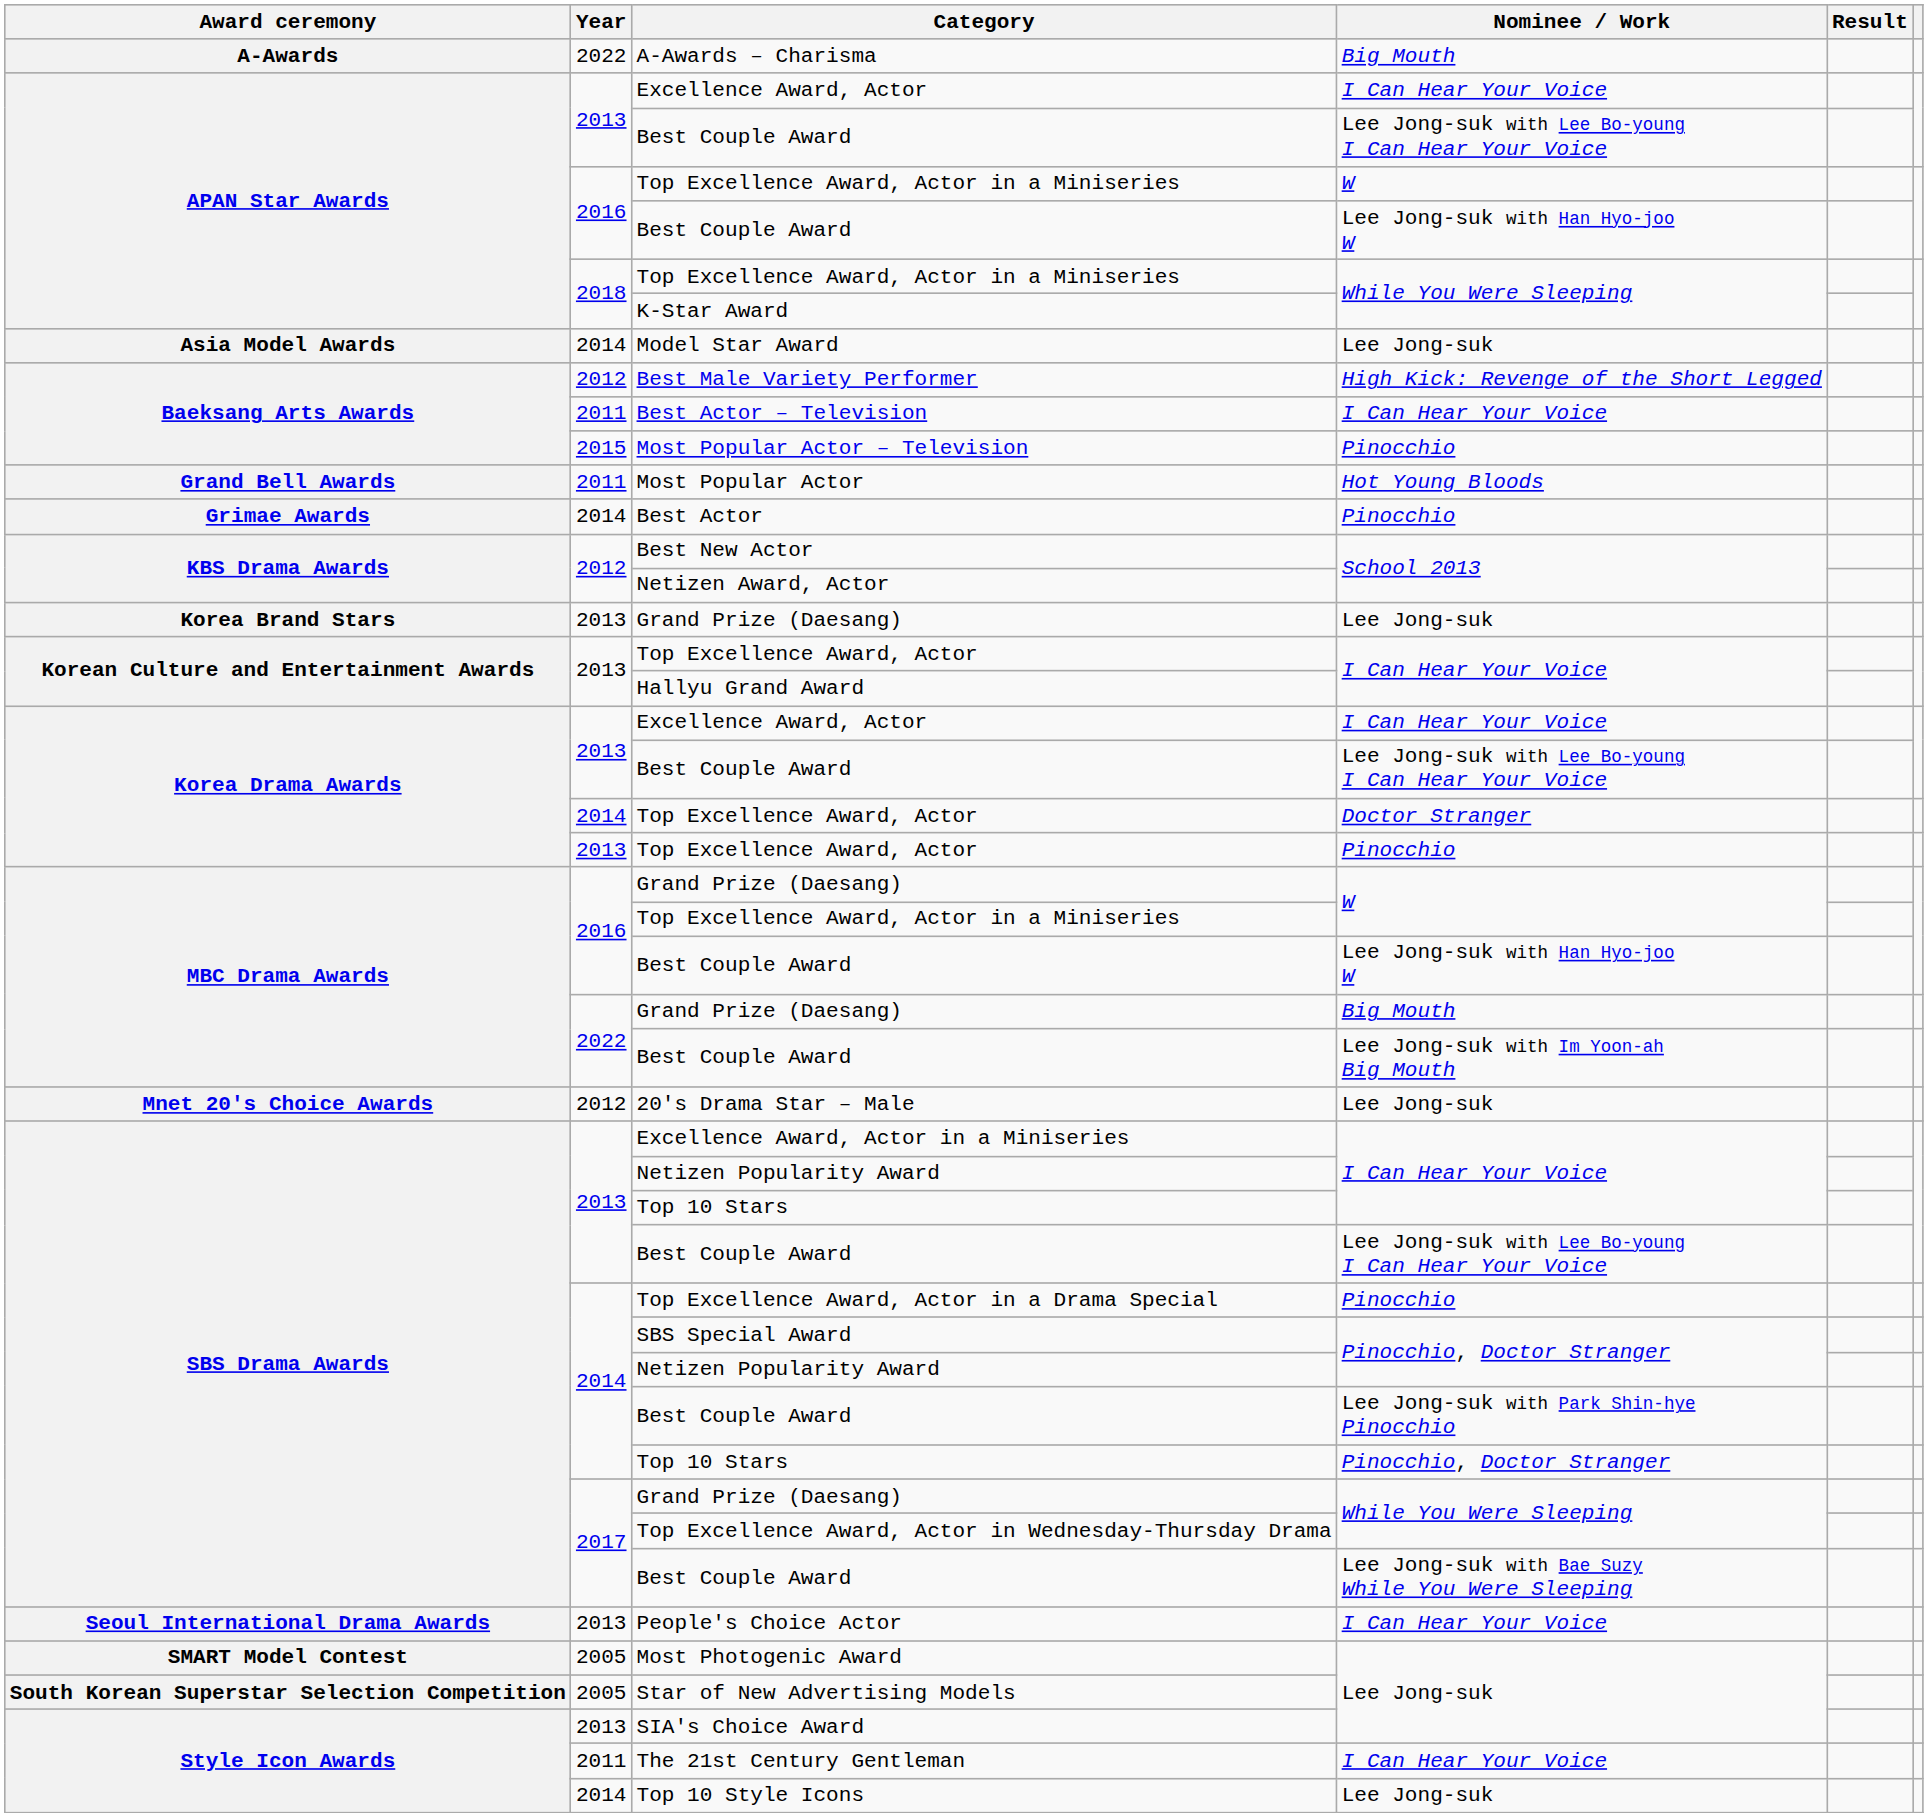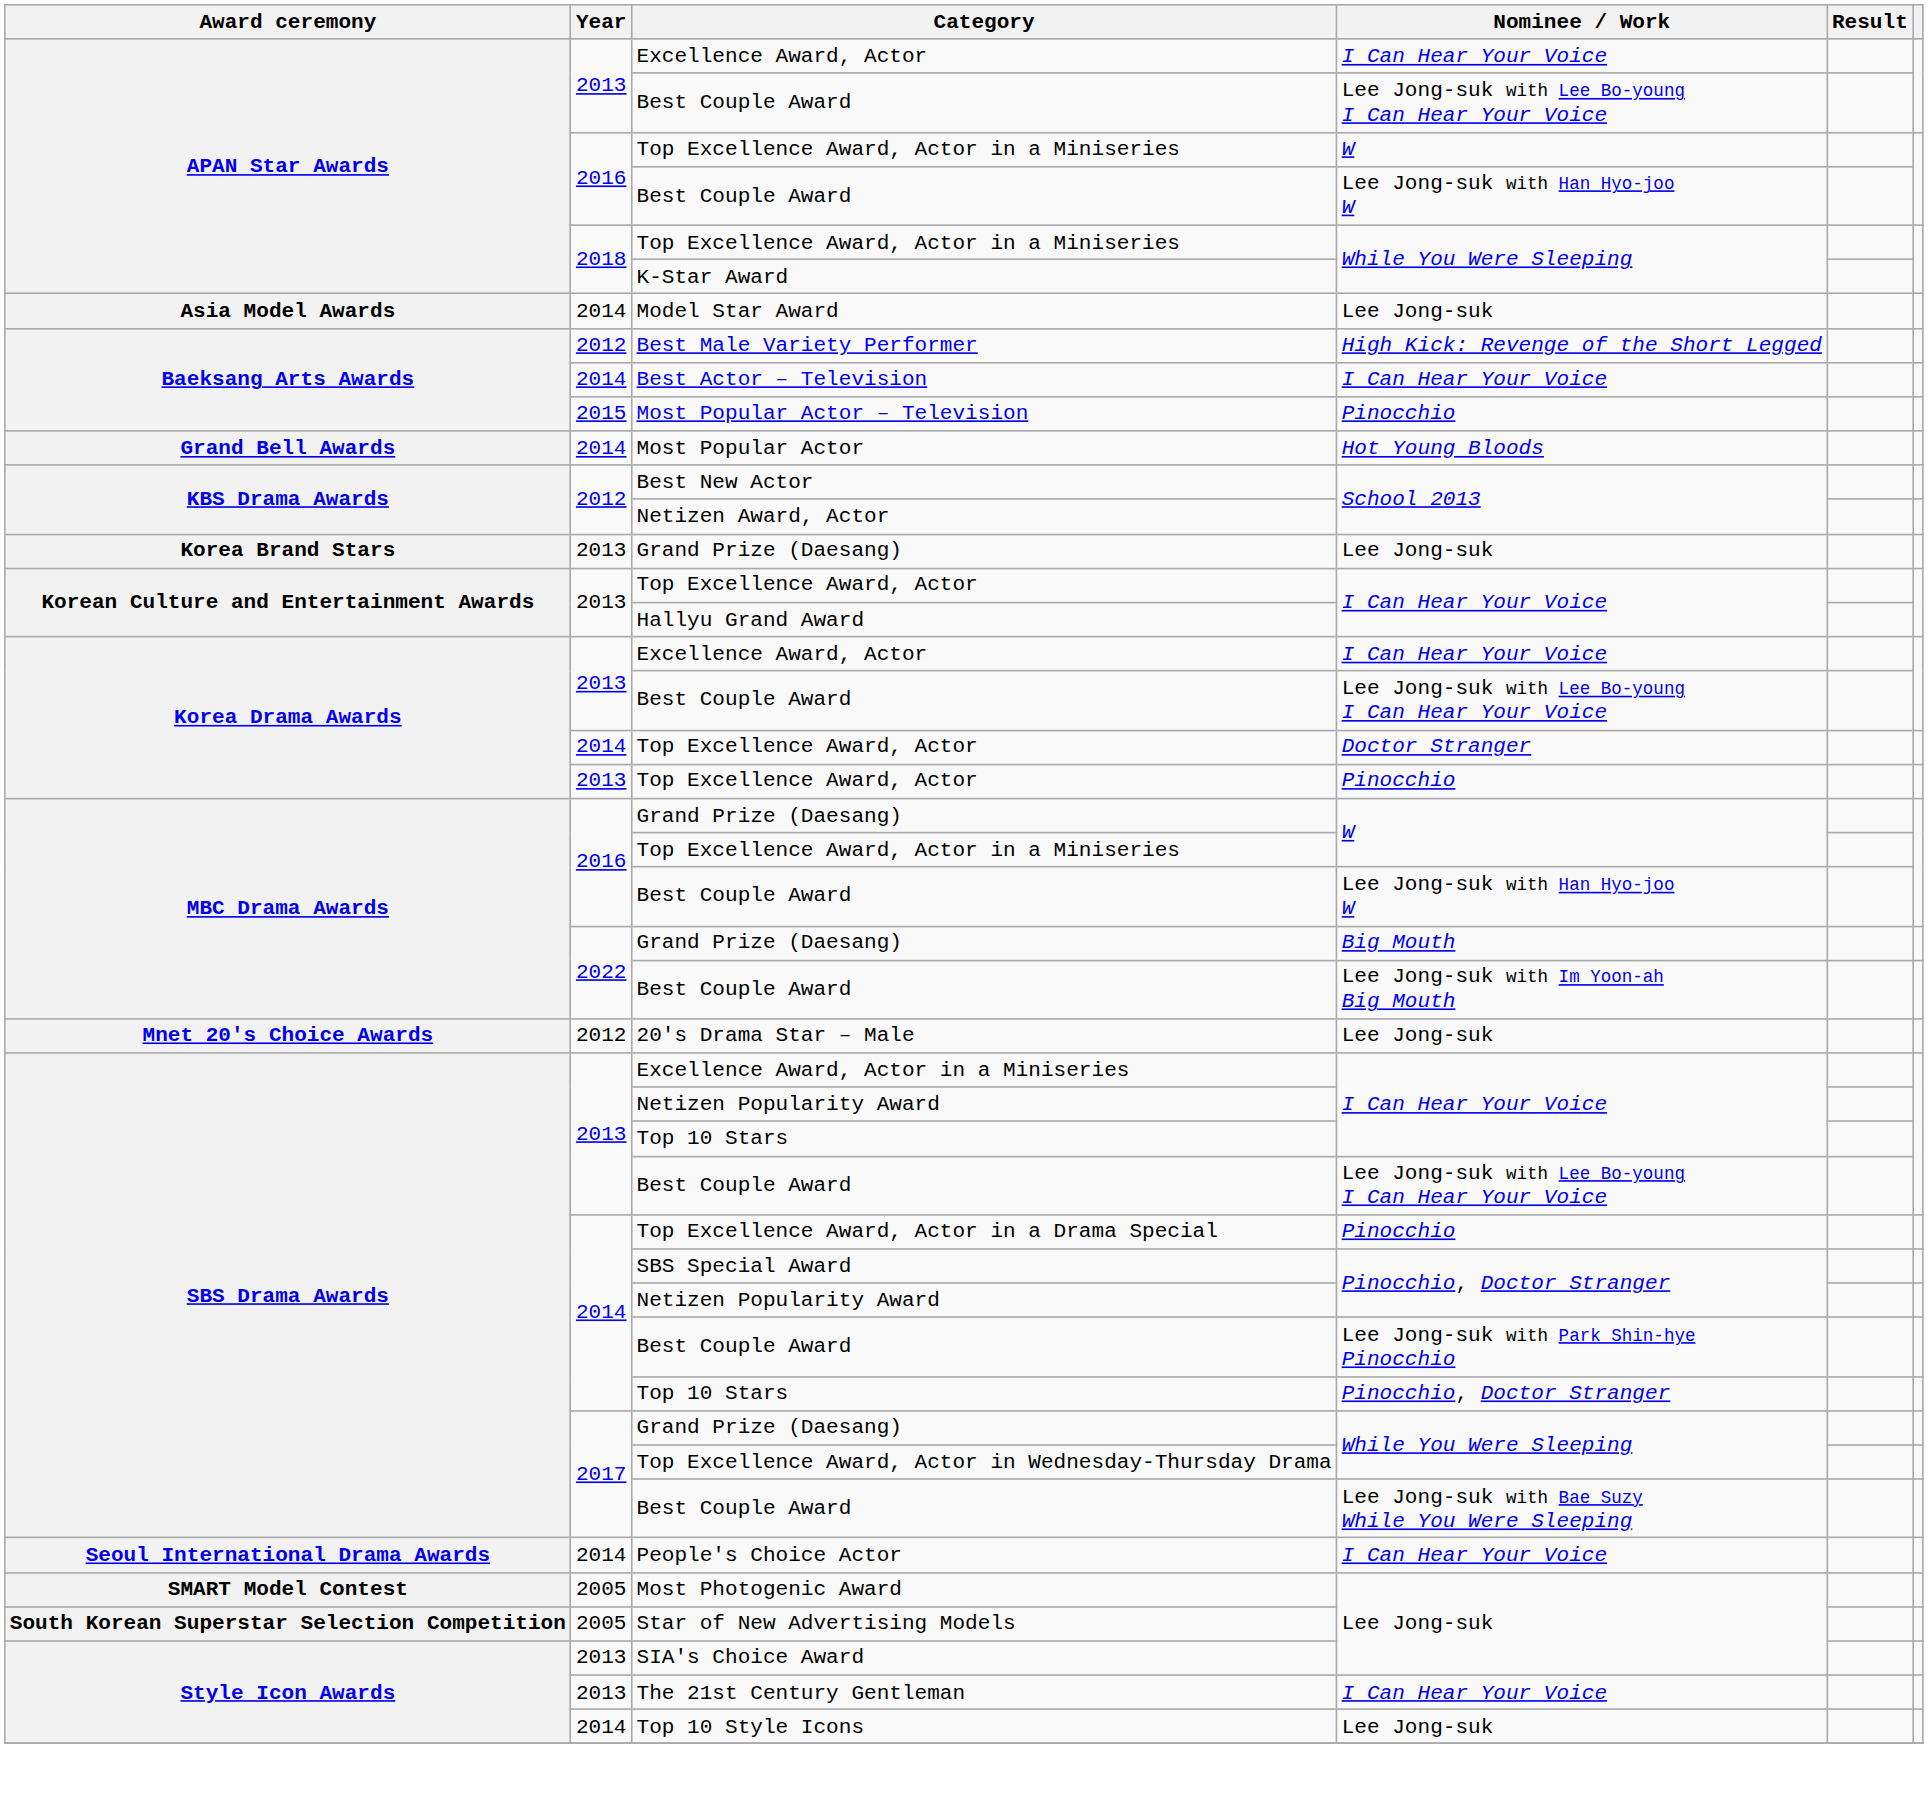- row: (757, 56)
(601, 414) 2011 -> (601, 379) 2014
(601, 482) 2011 -> (601, 448) 2014
- row: (700, 517)
(601, 1624) 2013 -> (601, 1555) 2014
(601, 1761) 2011 -> (601, 1692) 2013
